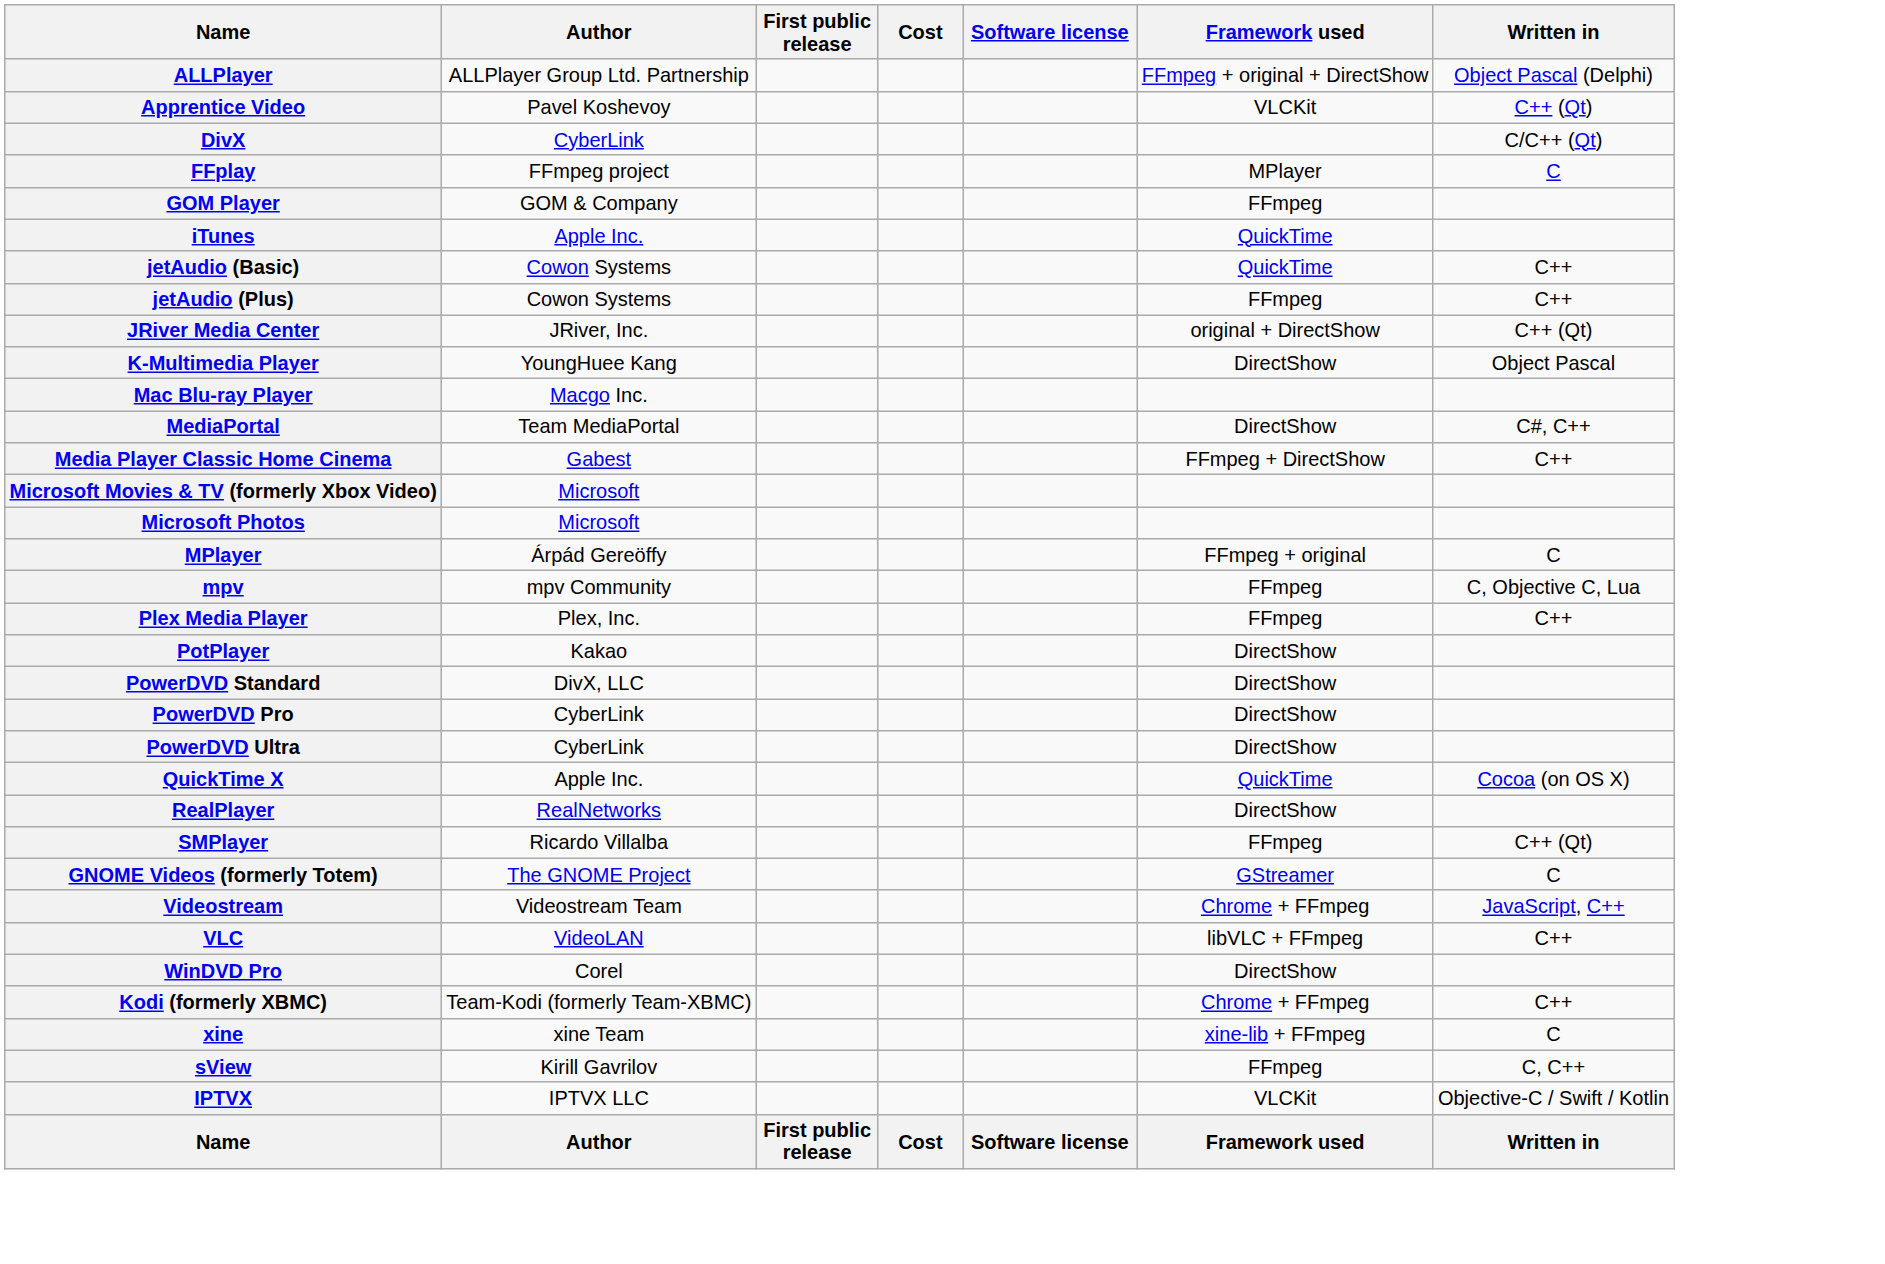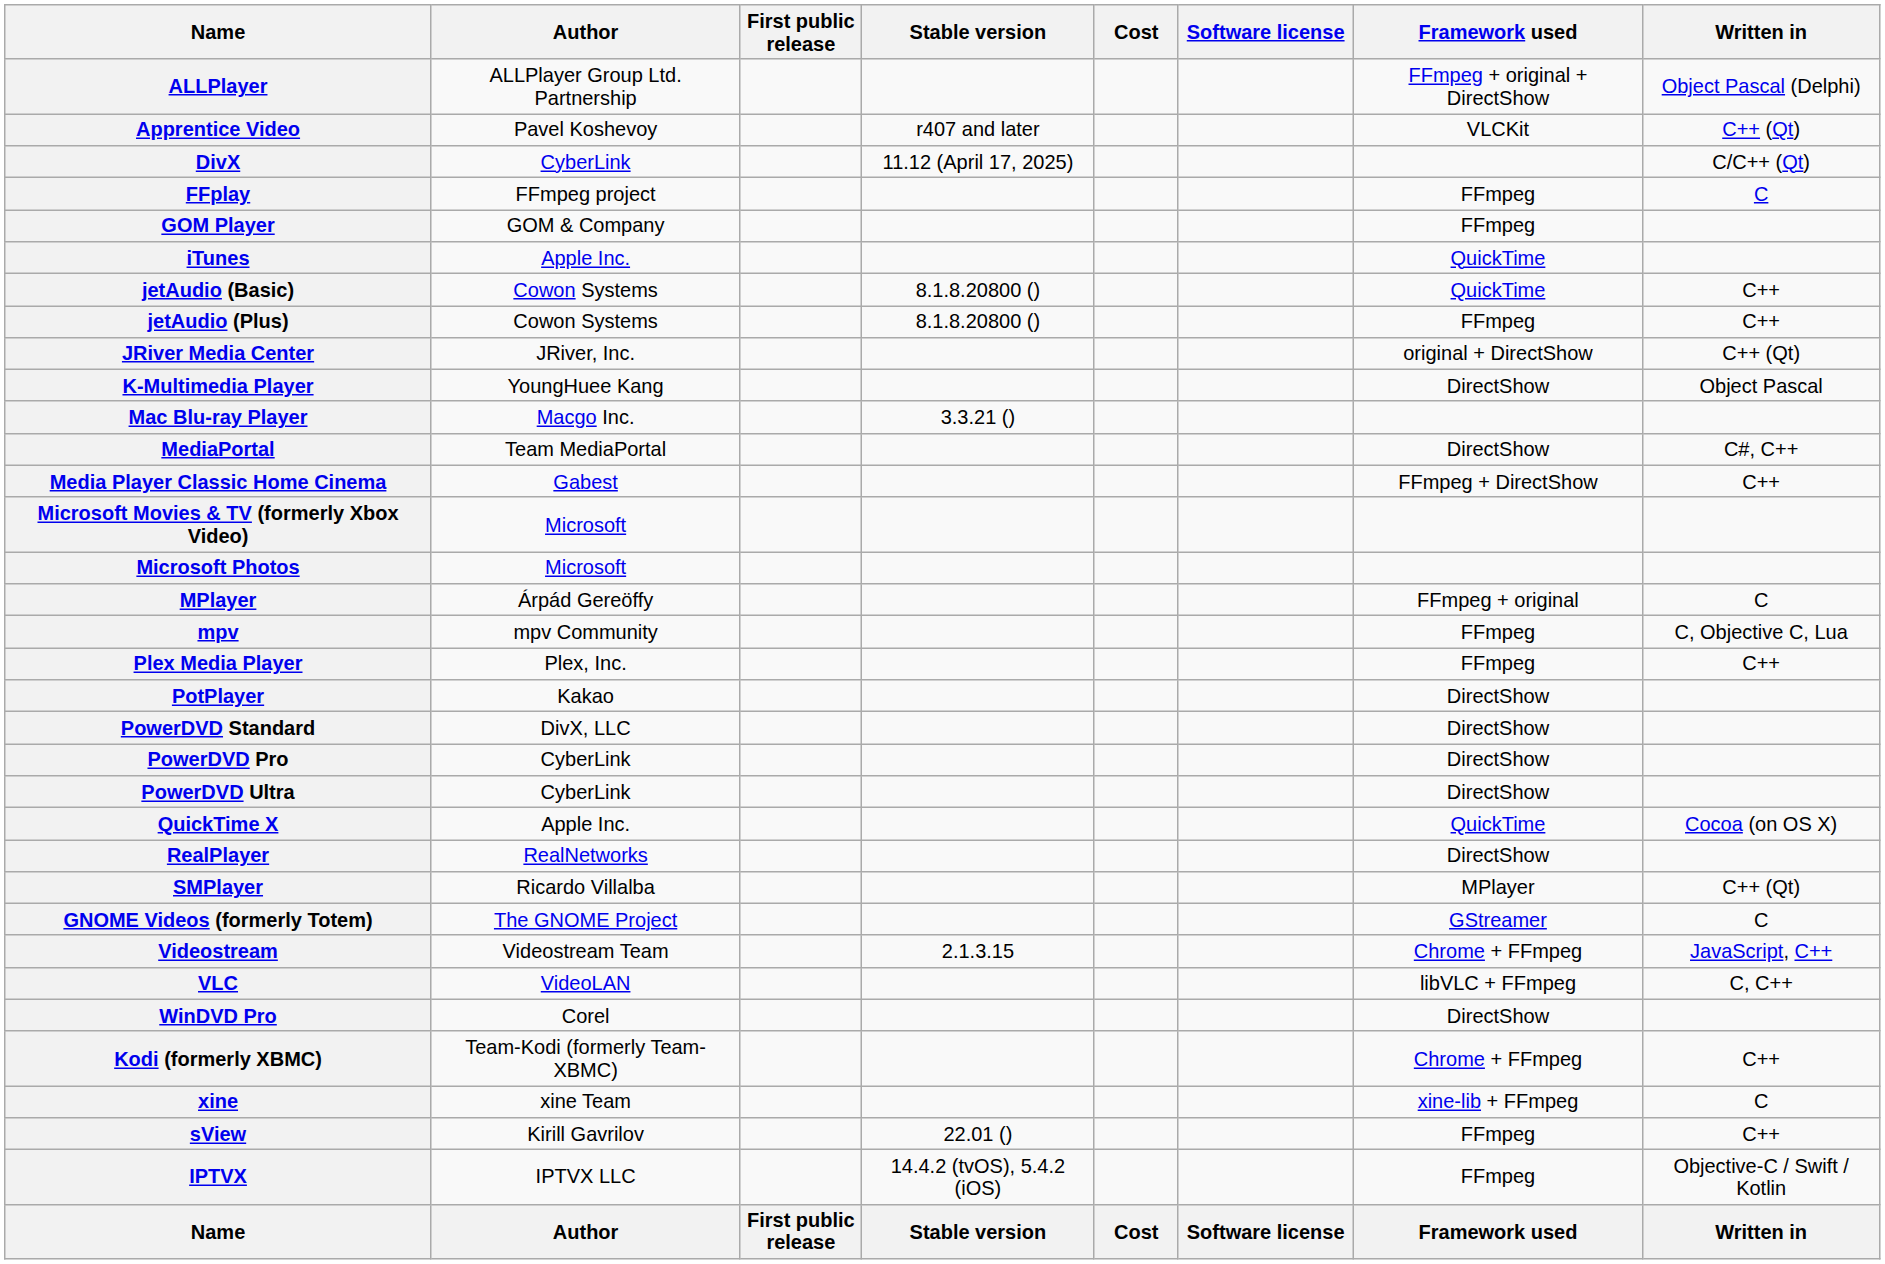+ column: (978, 32)
(1285, 171) MPlayer -> (1498, 194) FFmpeg
(1285, 843) FFmpeg -> (1498, 888) MPlayer
(1553, 939) C++ -> (1761, 984) C, C++
(1553, 1067) C, C++ -> (1761, 1134) C++
(1285, 1099) VLCKit -> (1498, 1177) FFmpeg
